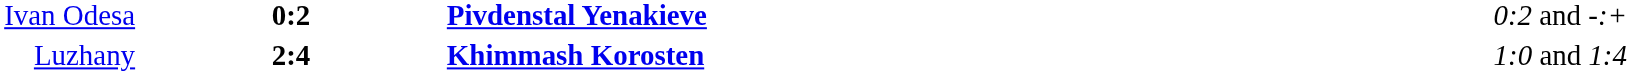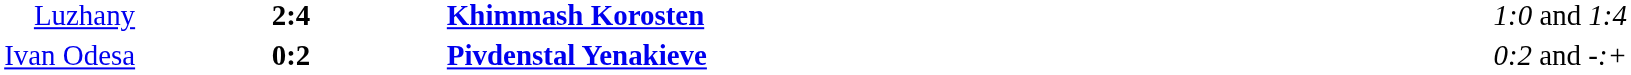rows swapped: (85, 55) <-> (70, 15)
